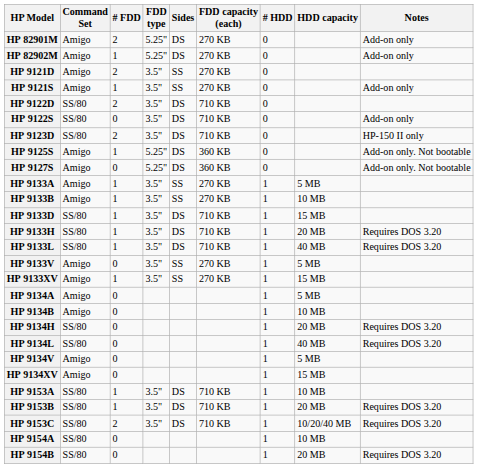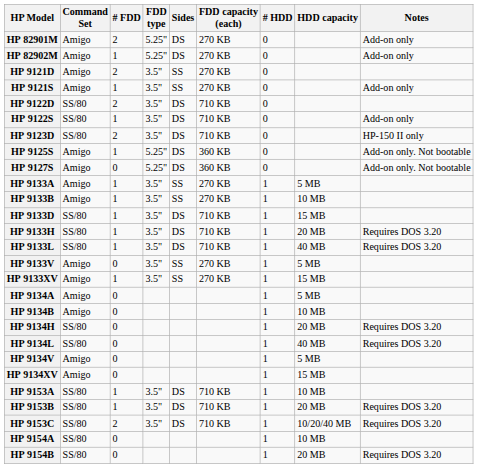(115, 119) 0 -> (115, 119) 1
